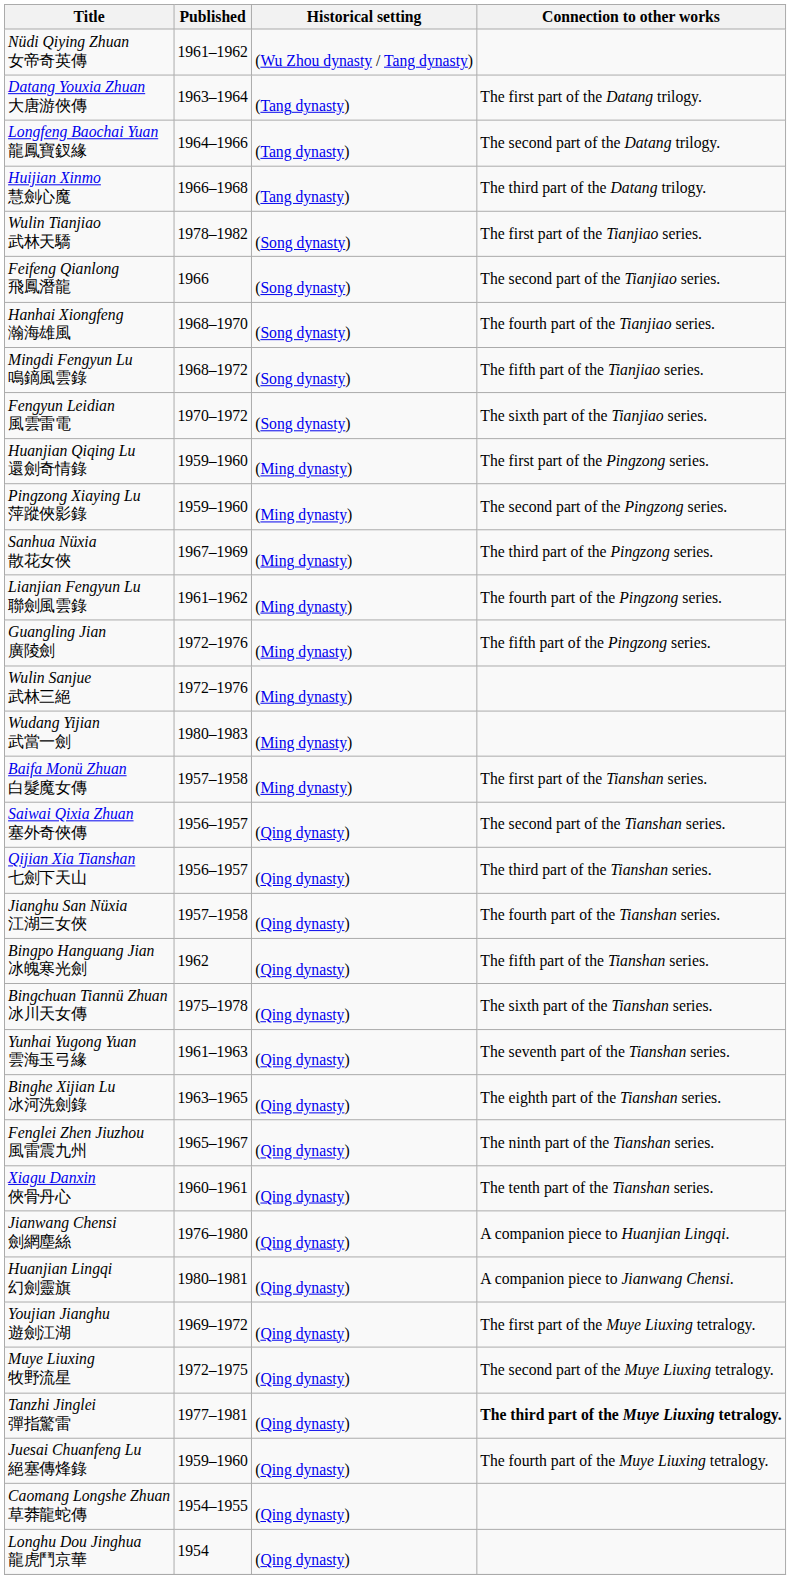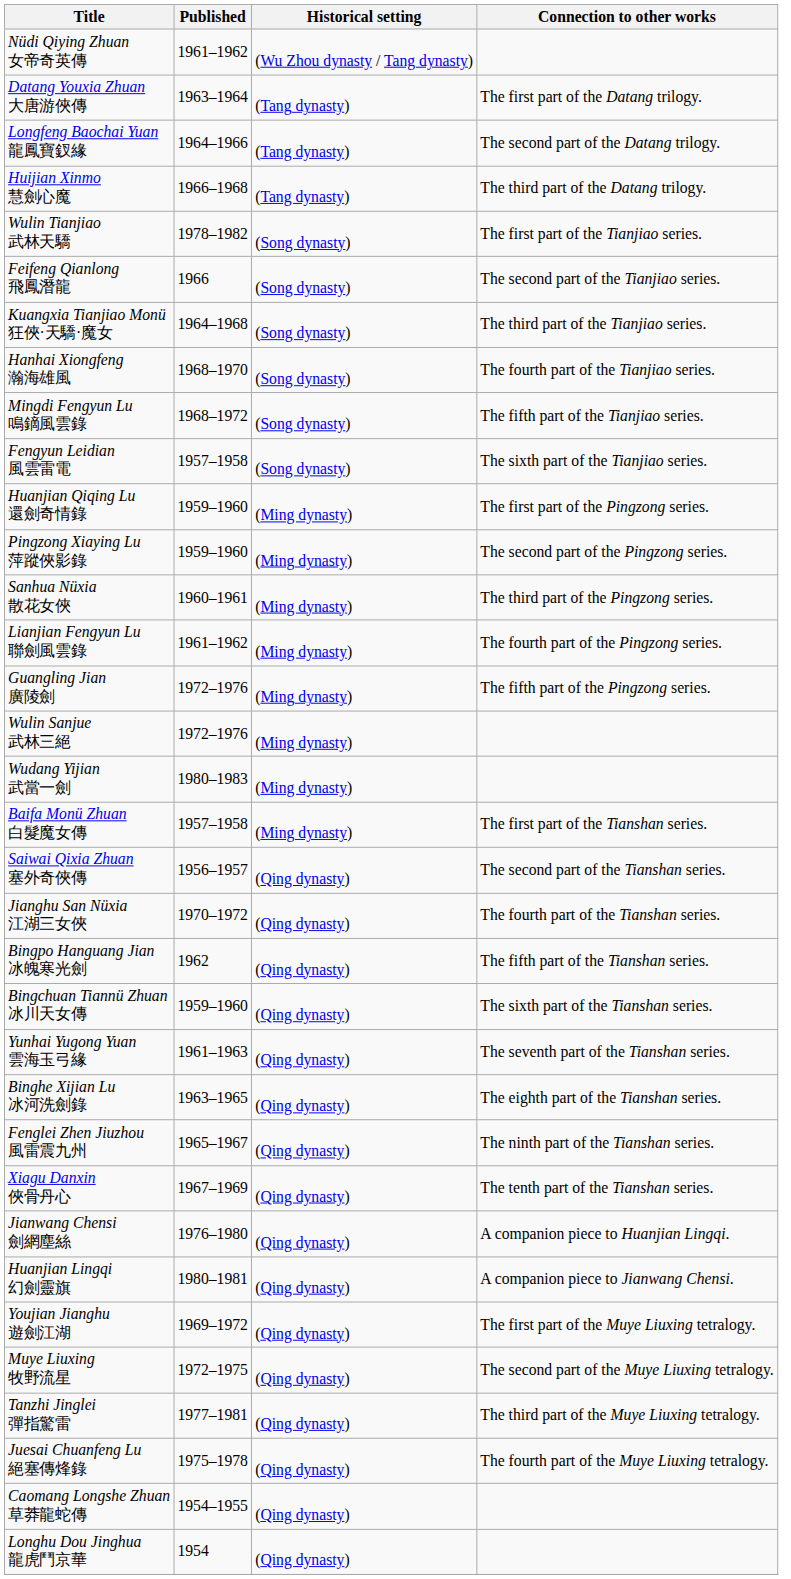+ row: (87, 323)
(213, 415) 1970–1972 -> (213, 461) 1957–1958
(213, 552) 1967–1969 -> (213, 597) 1960–1961
- row: (72, 869)
(213, 915) 1957–1958 -> (213, 915) 1970–1972
(213, 1006) 1975–1978 -> (213, 1006) 1959–1960
(213, 1188) 1960–1961 -> (213, 1188) 1967–1969
(631, 1415) bold -> (620, 1415) normal
(213, 1460) 1959–1960 -> (213, 1460) 1975–1978
